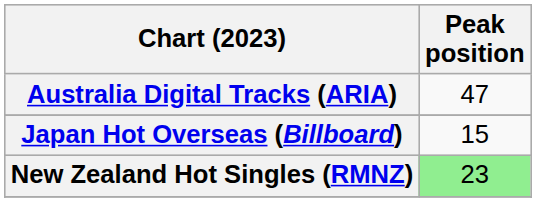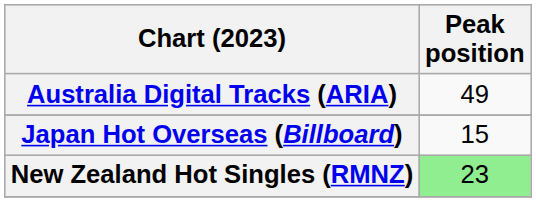(475, 94) 47 -> (475, 94) 49
